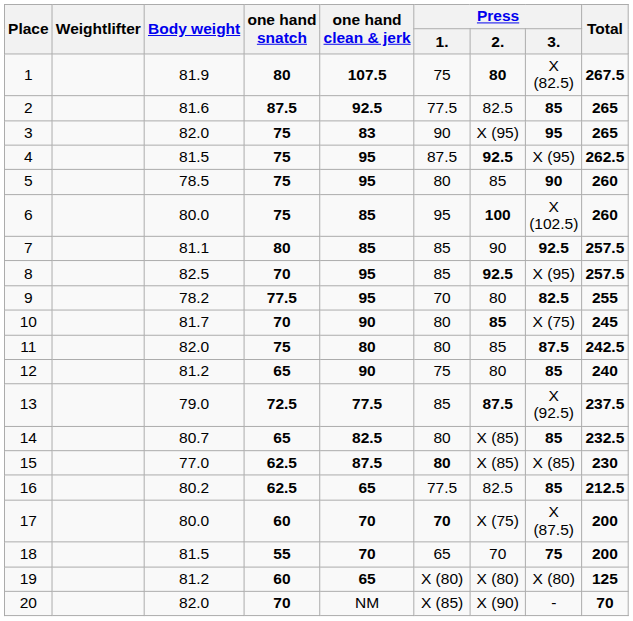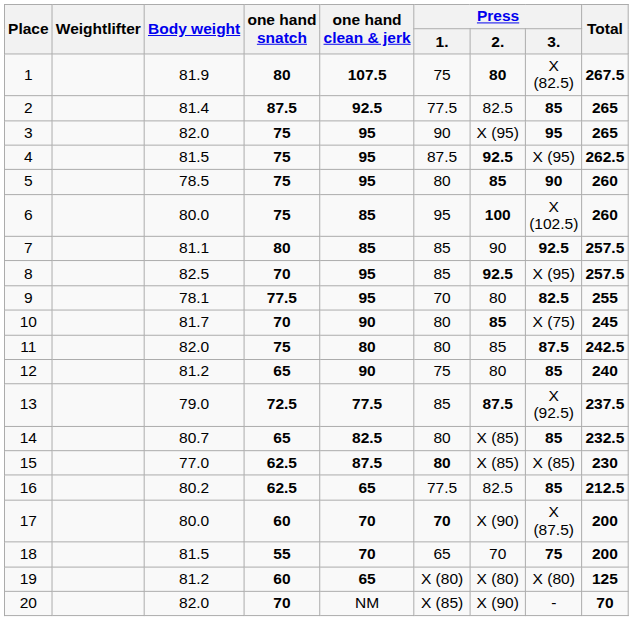(194, 108) 81.6 -> (194, 108) 81.4
(367, 132) 83 -> (367, 132) 95
(498, 181) normal -> (498, 181) bold
(194, 297) 78.2 -> (194, 297) 78.1
(498, 520) X (75) -> (498, 520) X (90)
